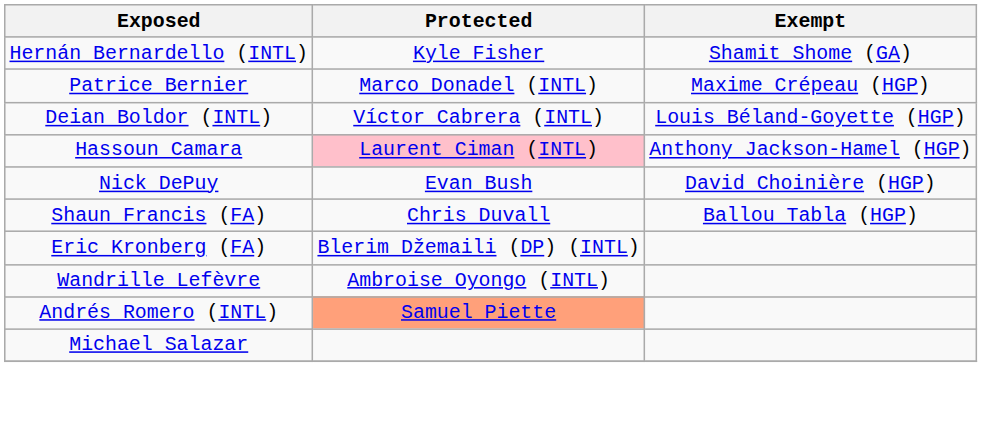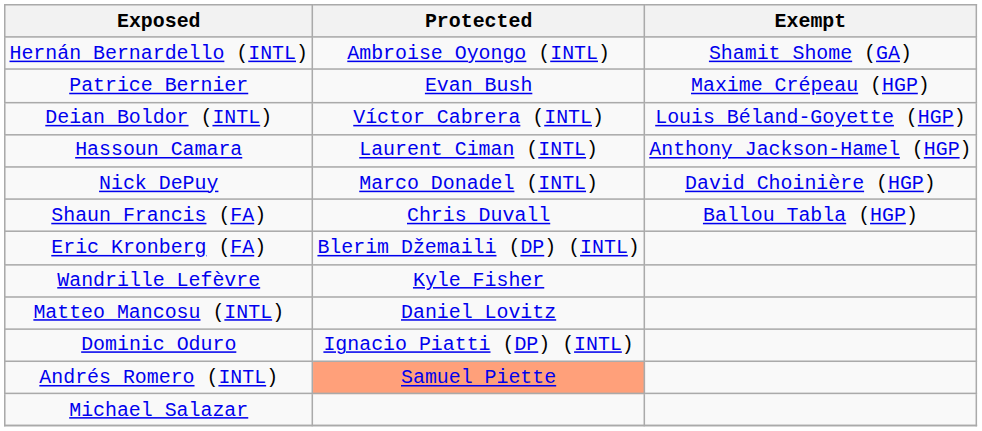(479, 53) Kyle Fisher -> (479, 53) Ambroise Oyongo (INTL)
(479, 86) Marco Donadel (INTL) -> (479, 86) Evan Bush
(479, 151) pink background -> (479, 151) no background
(479, 183) Evan Bush -> (479, 183) Marco Donadel (INTL)
(479, 280) Ambroise Oyongo (INTL) -> (479, 280) Kyle Fisher
+ row: (159, 313)
+ row: (159, 345)
